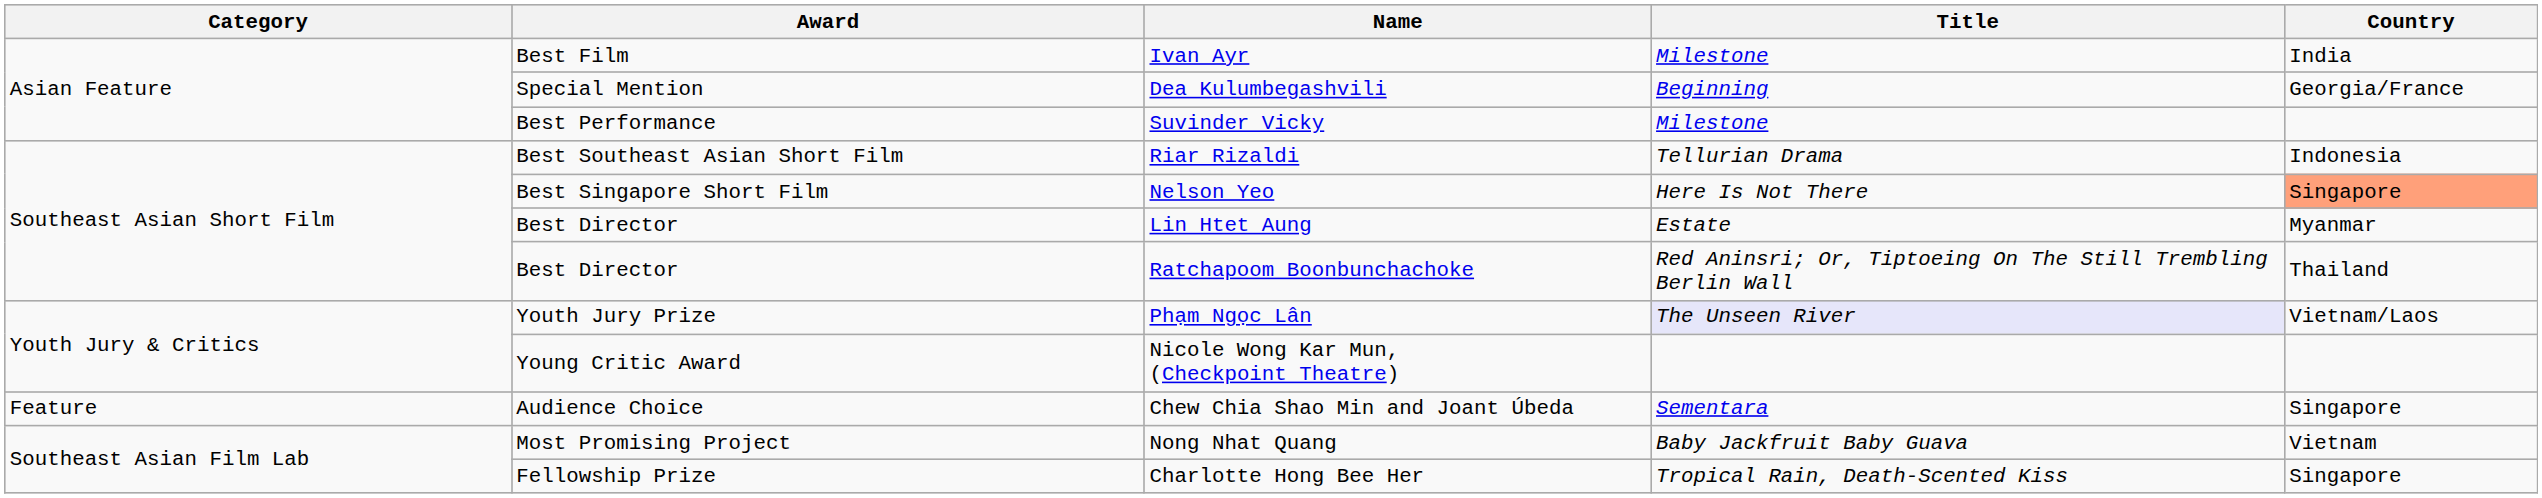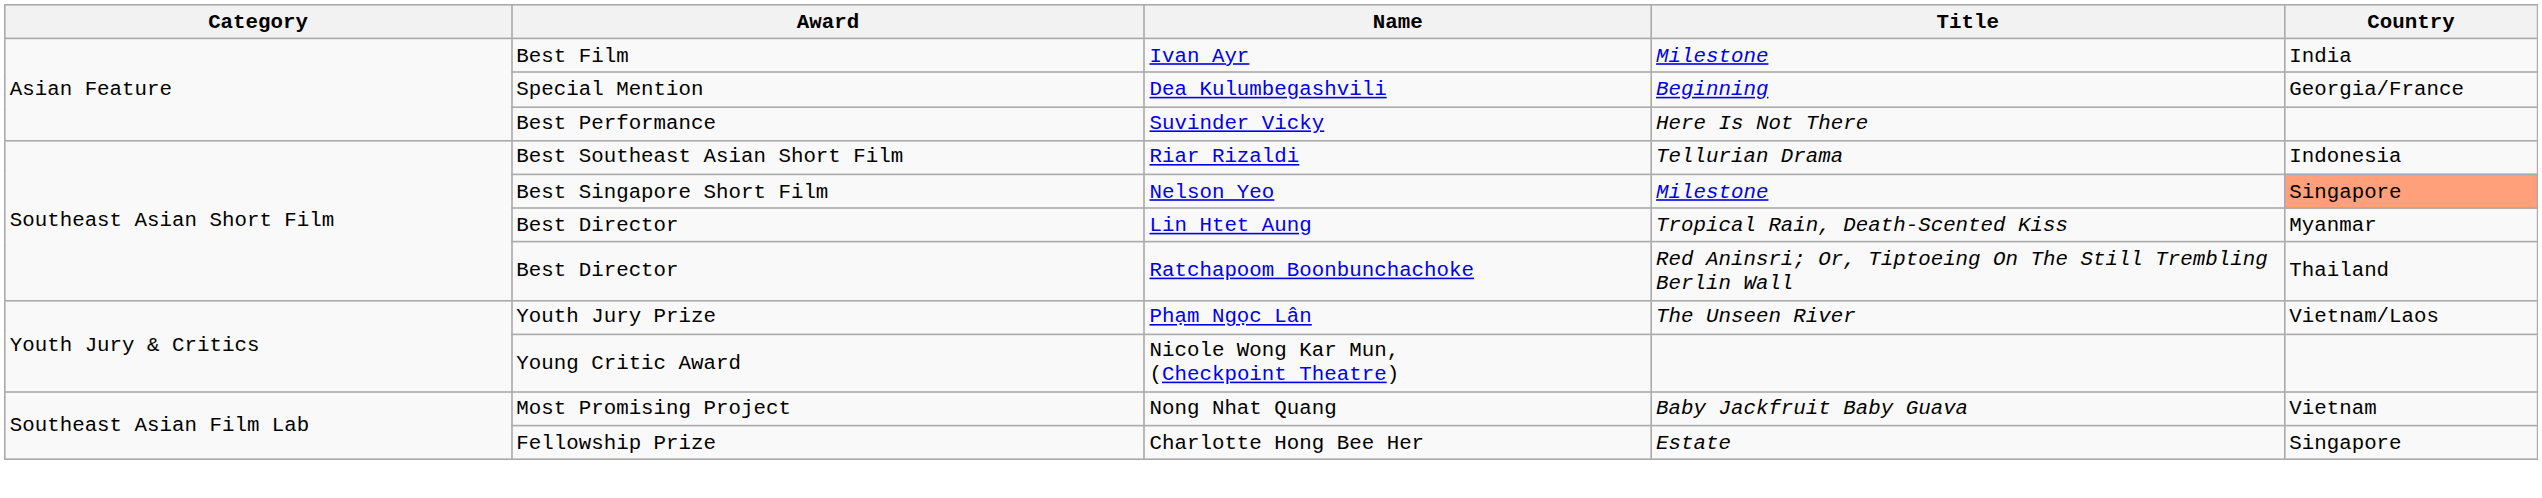(1712, 123) Milestone -> (1762, 123) Here Is Not There
(1762, 191) Here Is Not There -> (1712, 191) Milestone
(1694, 225) Estate -> (1862, 225) Tropical Rain, Death-Scented Kiss
(1756, 317) lavender background -> (1756, 317) no background
- row: (1362, 409)
(1862, 477) Tropical Rain, Death-Scented Kiss -> (1694, 443) Estate
